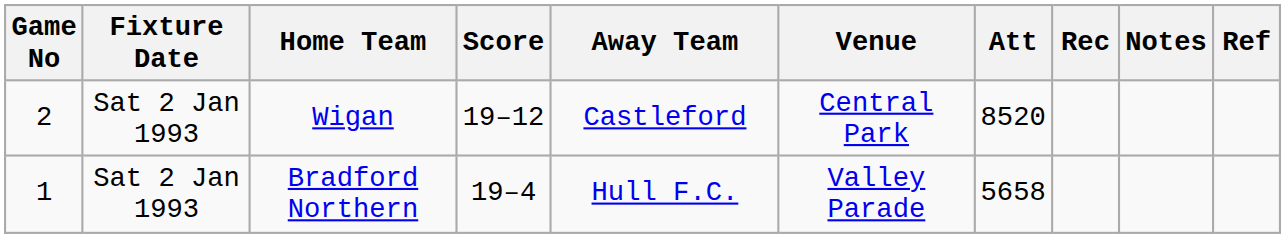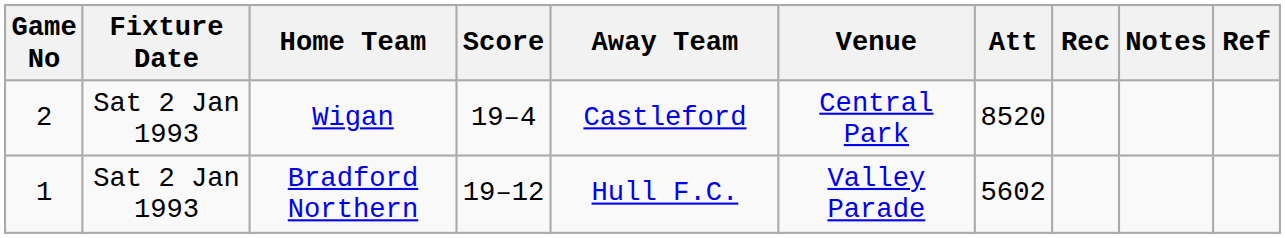(504, 118) 19–12 -> (504, 118) 19–4
(504, 194) 19–4 -> (504, 194) 19–12
(1013, 194) 5658 -> (1013, 194) 5602
